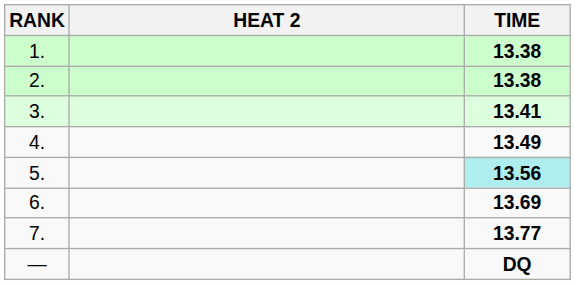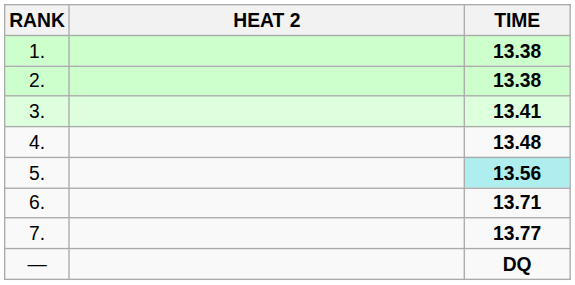(517, 142) 13.49 -> (517, 142) 13.48
(517, 203) 13.69 -> (517, 203) 13.71
